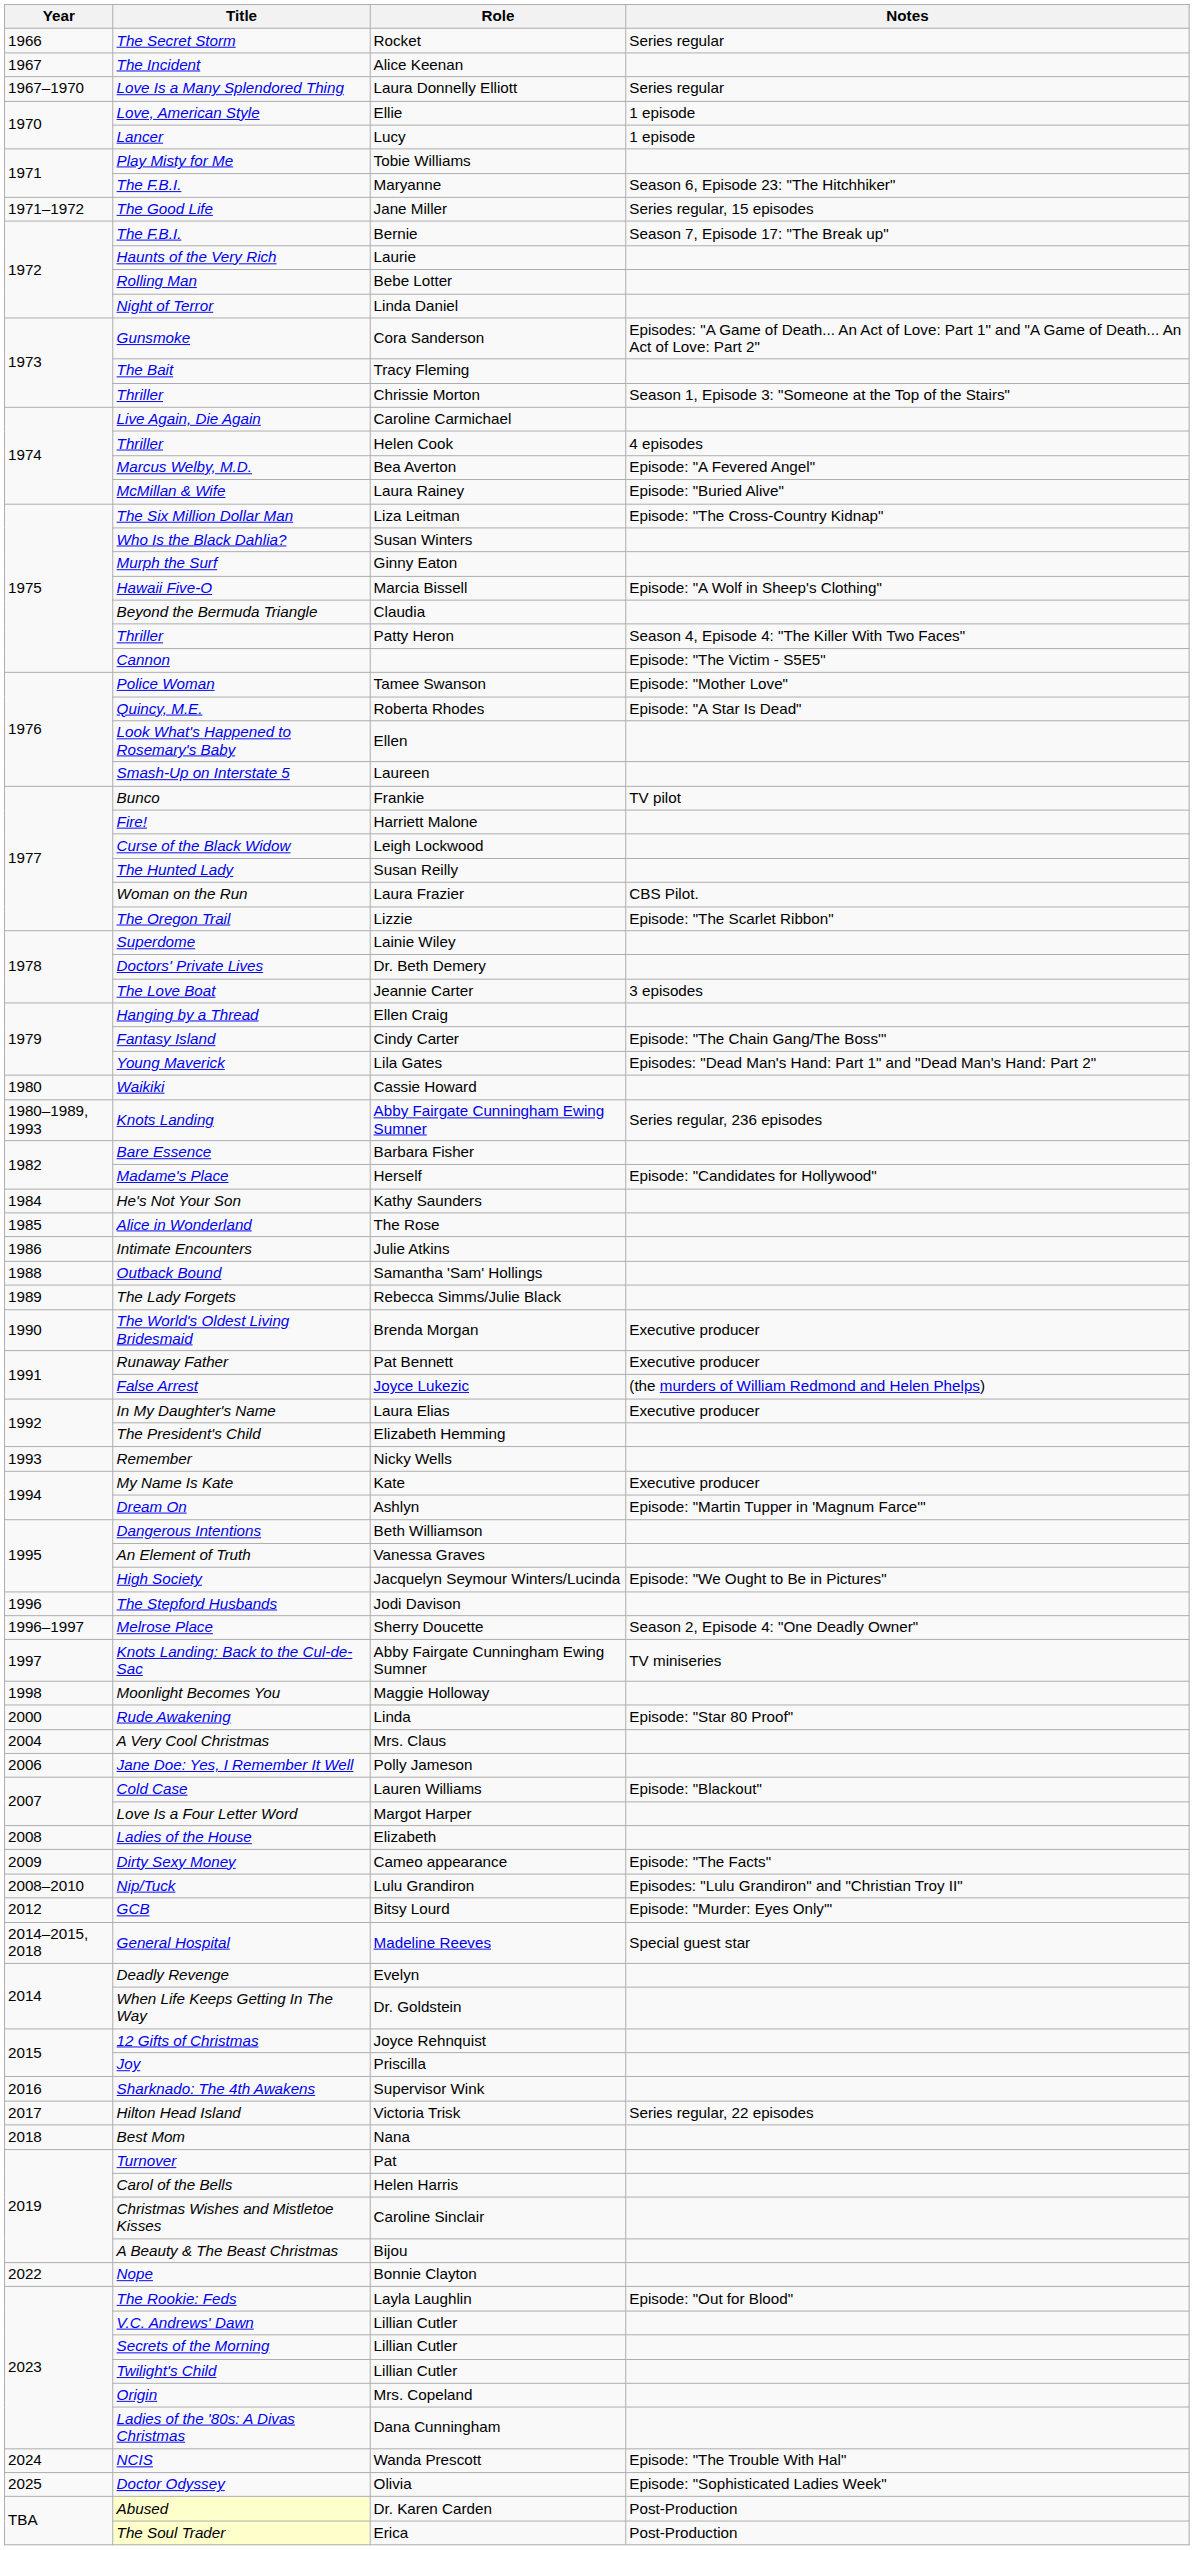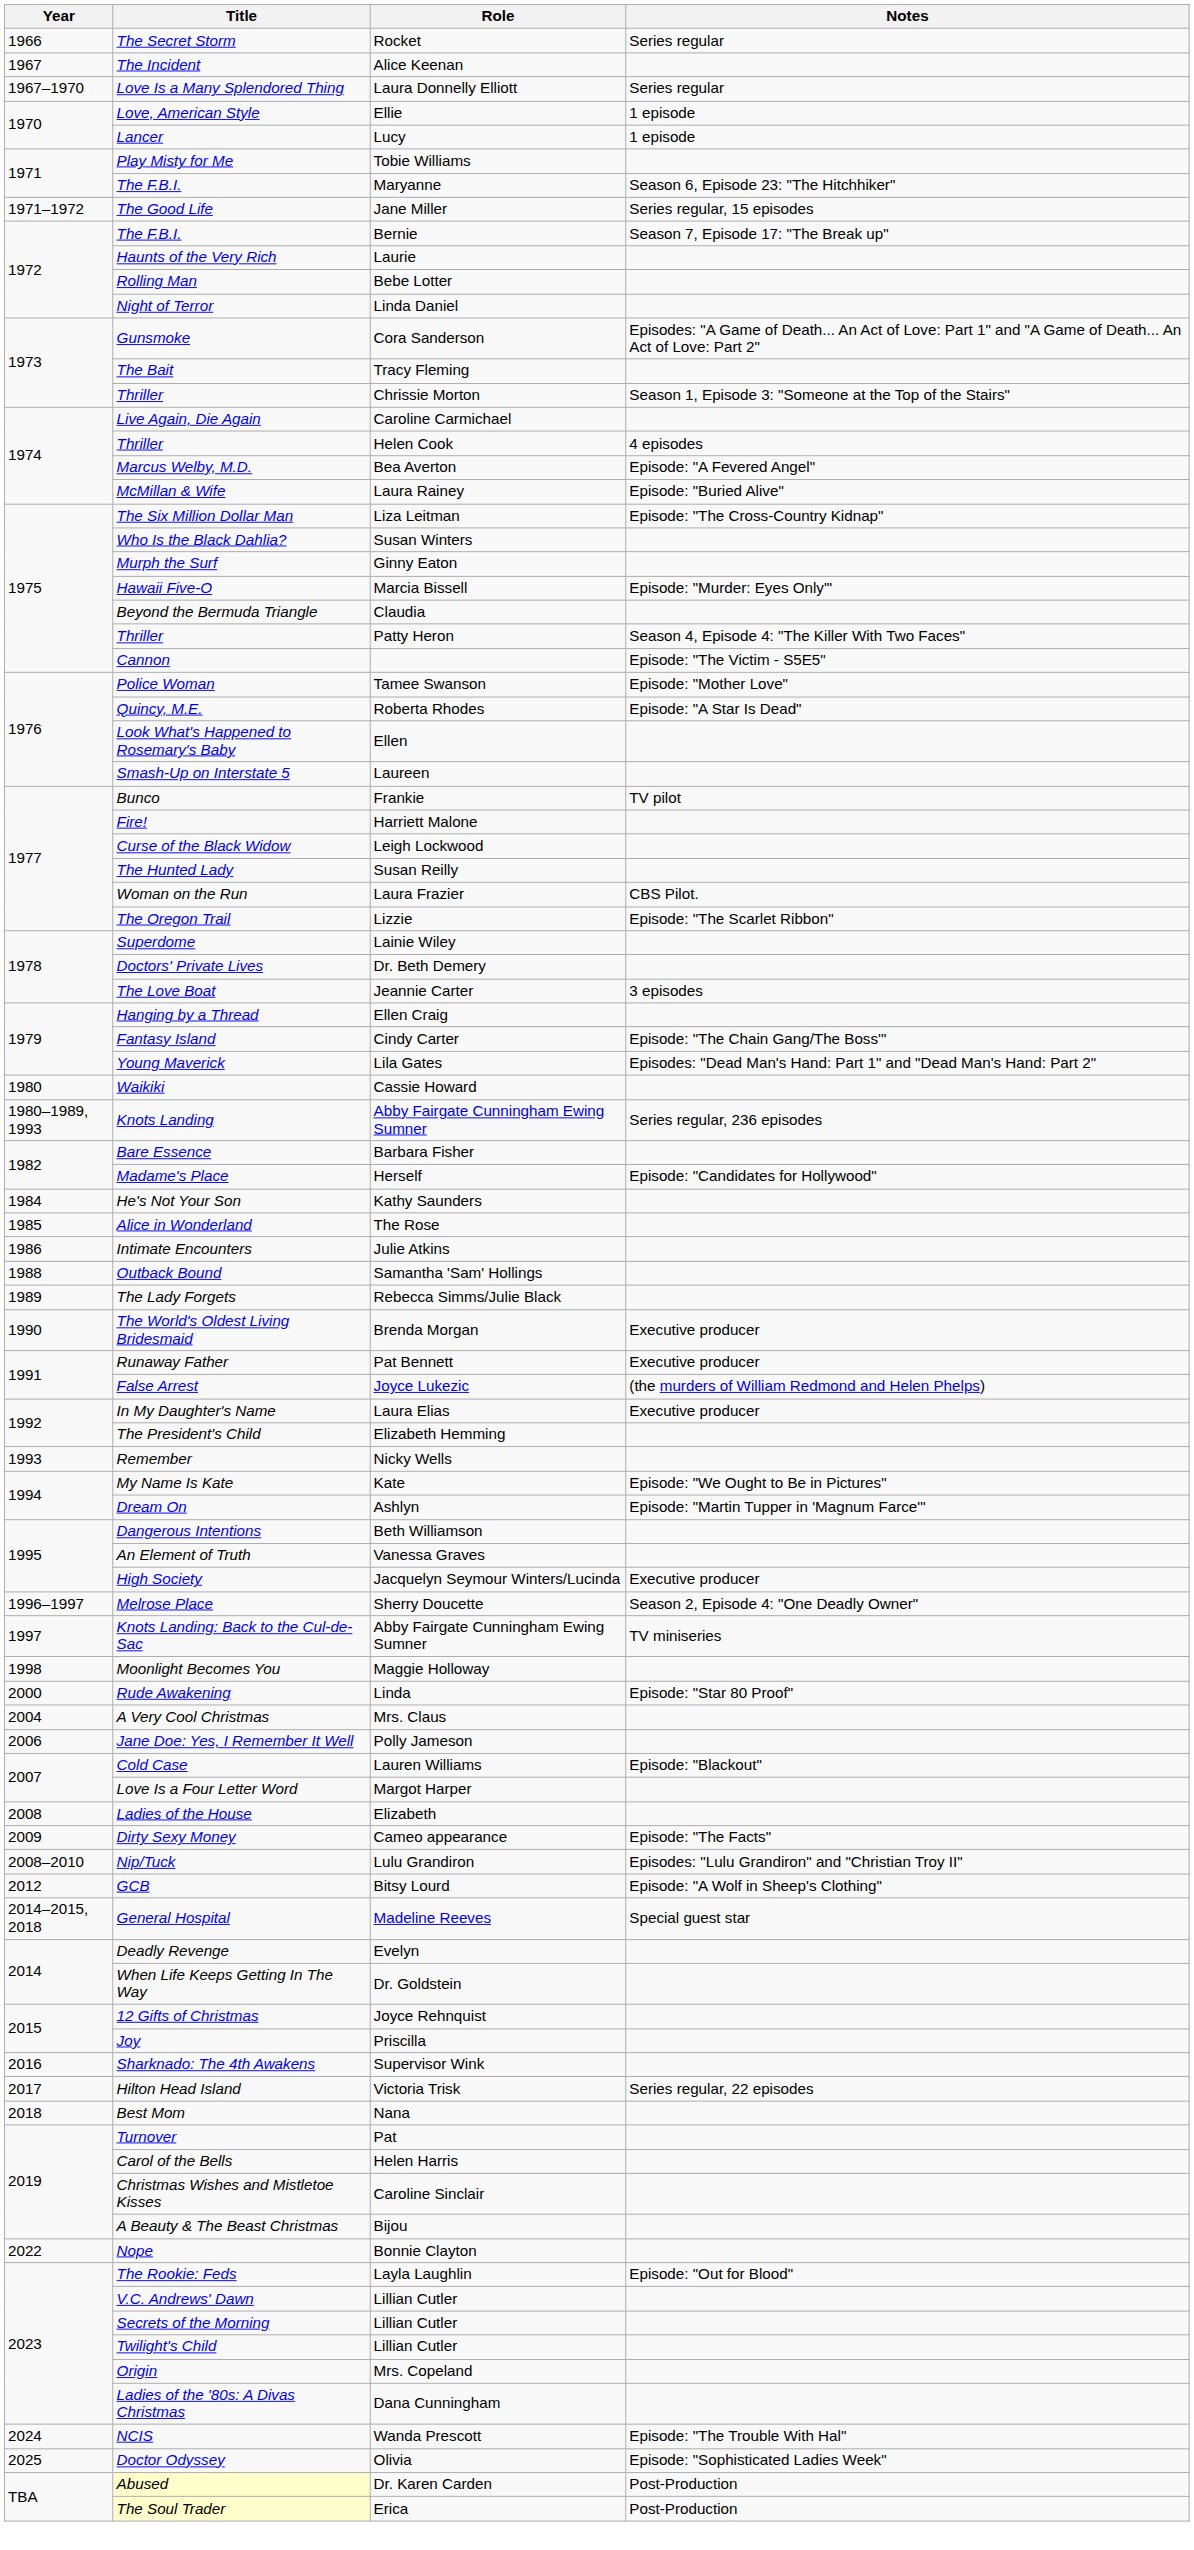(756, 588) Episode: "A Wolf in Sheep's Clothing" -> (731, 588) Episode: "Murder: Eyes Only'"
(694, 1483) Executive producer -> (758, 1483) Episode: "We Ought to Be in Pictures"
(758, 1579) Episode: "We Ought to Be in Pictures" -> (694, 1579) Executive producer
- row: (197, 1603)
(731, 1910) Episode: "Murder: Eyes Only'" -> (756, 1885) Episode: "A Wolf in Sheep's Clothing"
